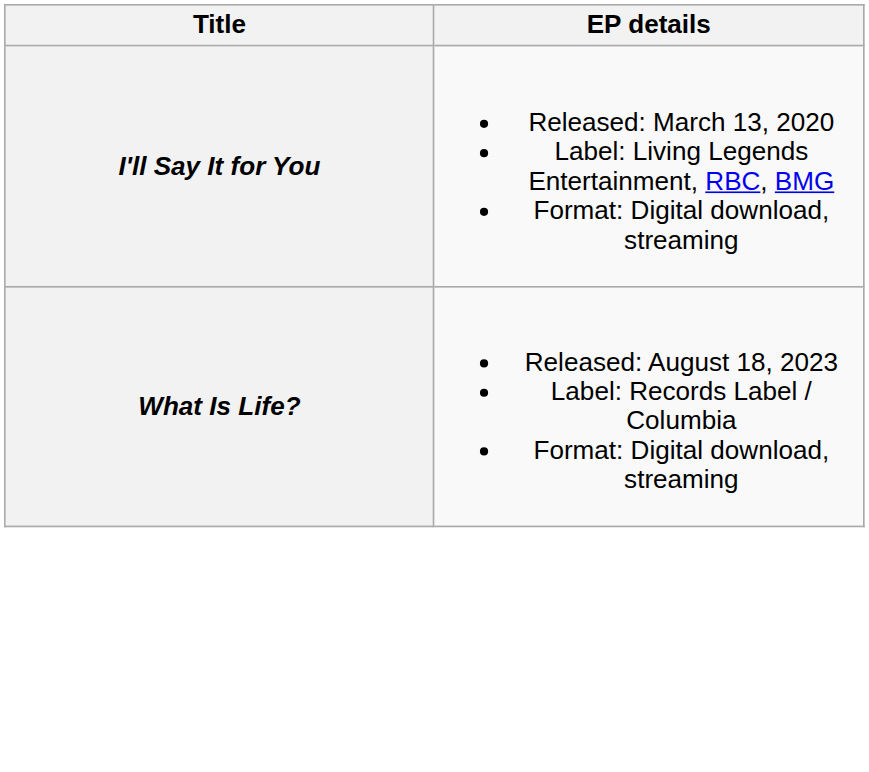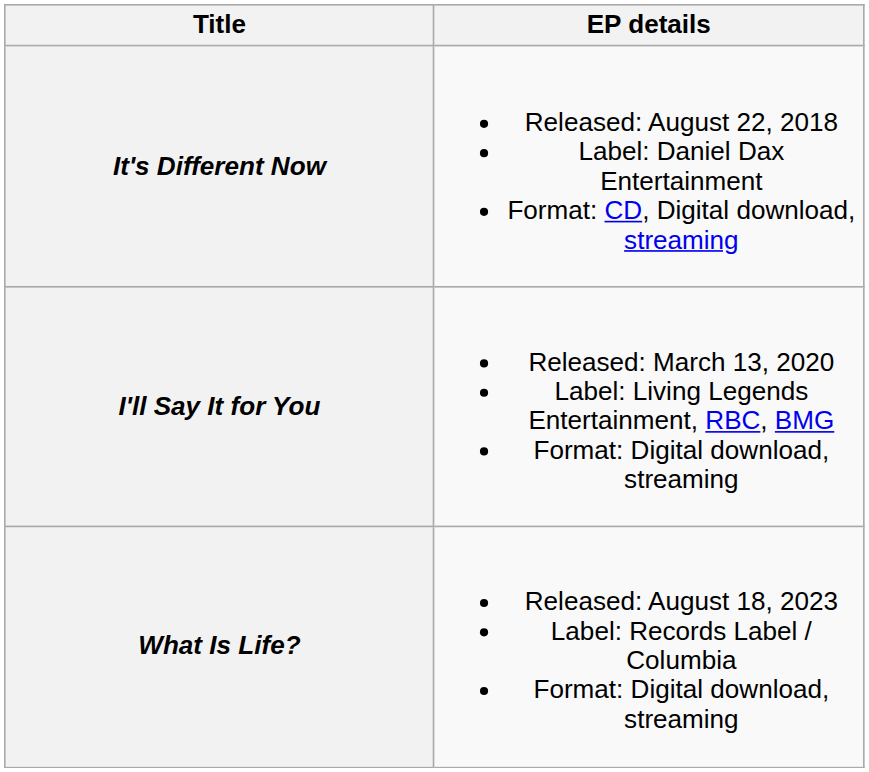+ row: (219, 165)
